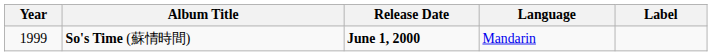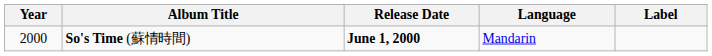(33, 38) 1999 -> (33, 38) 2000
